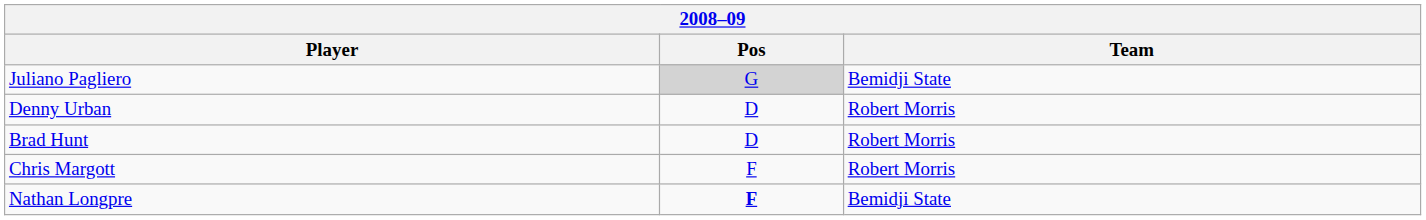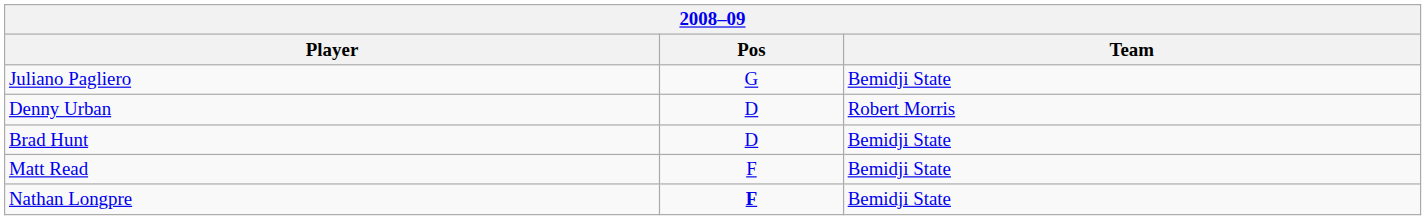(751, 79) lightgrey background -> (751, 79) no background
(901, 139) Robert Morris -> (899, 139) Bemidji State
+ row: (49, 169)
- row: (62, 169)
